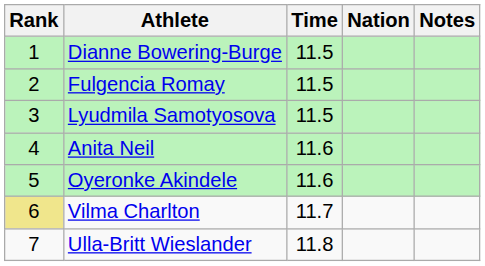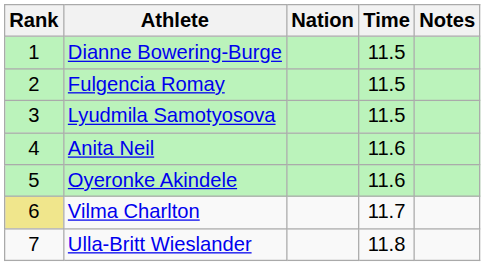columns swapped: (379, 20) <-> (315, 20)
